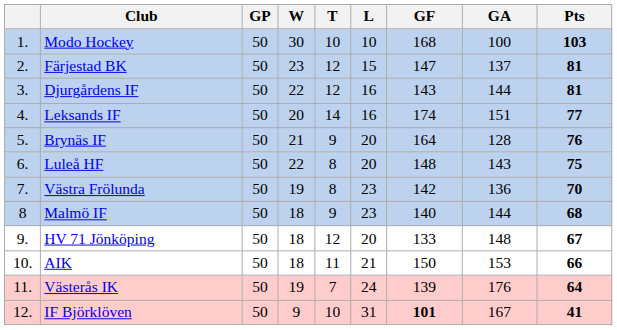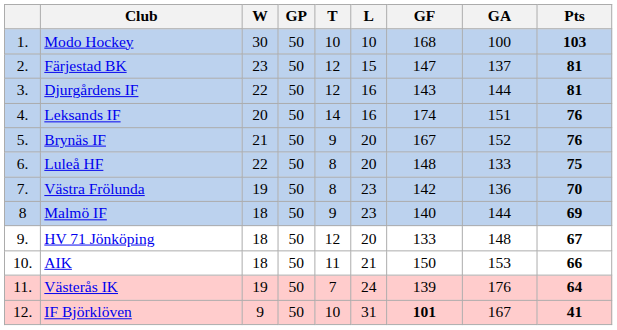columns swapped: (260, 16) <-> (296, 16)
(575, 115) 77 -> (575, 115) 76
(424, 139) 164 -> (424, 139) 167
(499, 139) 128 -> (499, 139) 152
(499, 164) 143 -> (499, 164) 133
(575, 213) 68 -> (575, 213) 69
